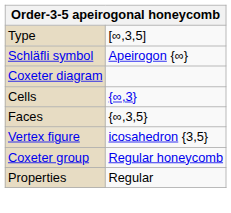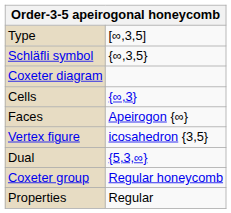(148, 56) Apeirogon {∞} -> (128, 56) {∞,3,5}
(128, 116) {∞,3,5} -> (148, 116) Apeirogon {∞}
+ row: (21, 157)
